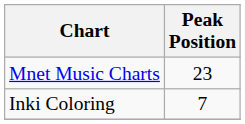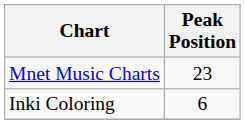(202, 103) 7 -> (202, 103) 6
